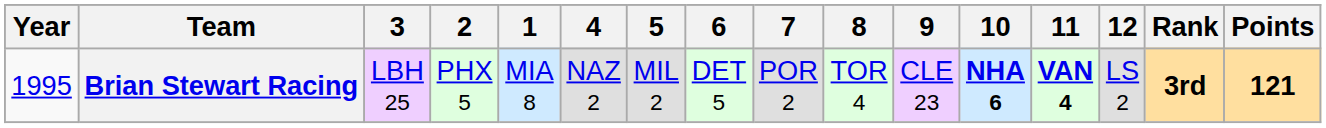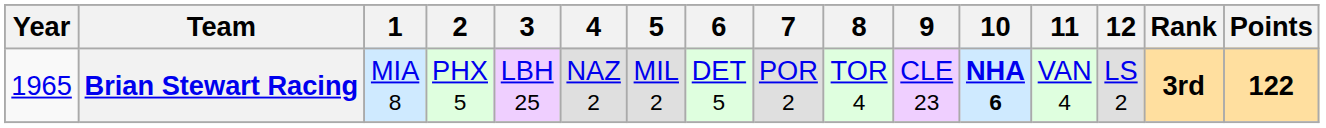columns swapped: (529, 27) <-> (397, 27)
(42, 85) 1995 -> (42, 85) 1965
(1065, 85) bold -> (1065, 85) normal
(1273, 85) 121 -> (1271, 85) 122
